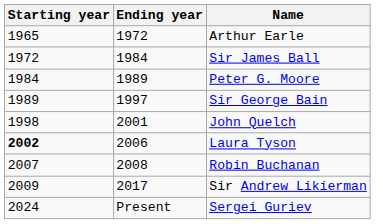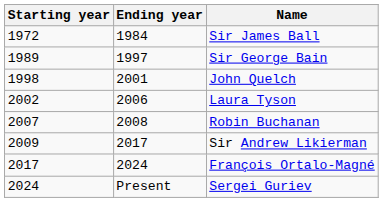- row: (257, 37)
- row: (264, 79)
(23, 144) bold -> (23, 101) normal
+ row: (292, 165)
